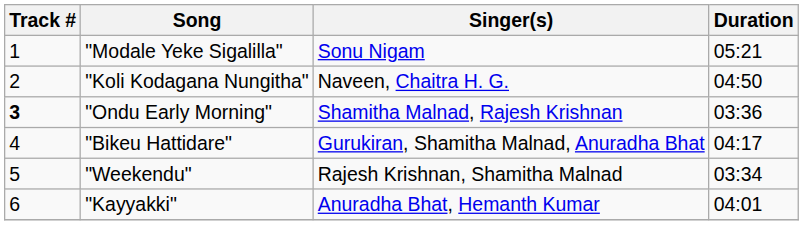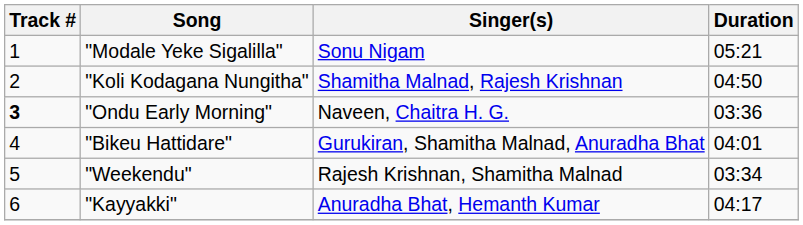(413, 82) Naveen, Chaitra H. G. -> (470, 82) Shamitha Malnad, Rajesh Krishnan
(470, 113) Shamitha Malnad, Rajesh Krishnan -> (413, 113) Naveen, Chaitra H. G.
(738, 143) 04:17 -> (738, 143) 04:01
(738, 205) 04:01 -> (738, 205) 04:17
